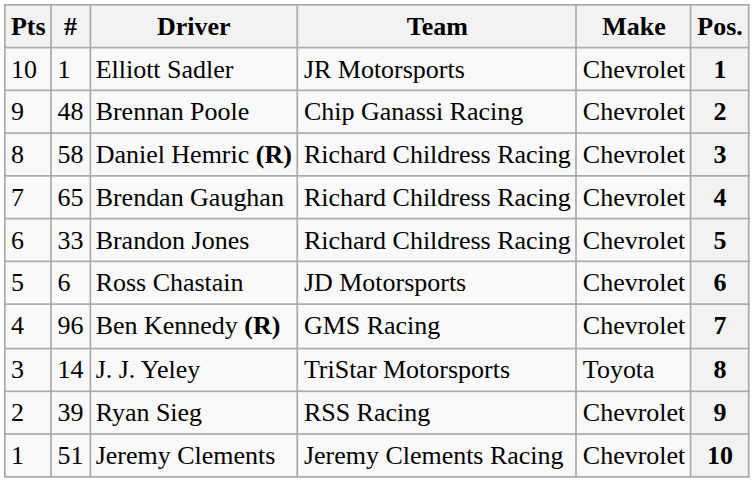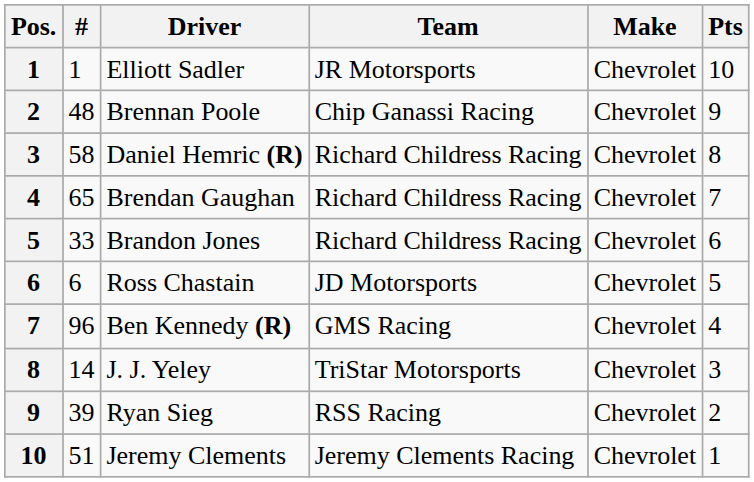columns swapped: (720, 26) <-> (28, 26)
(619, 368) Toyota -> (645, 368) Chevrolet
